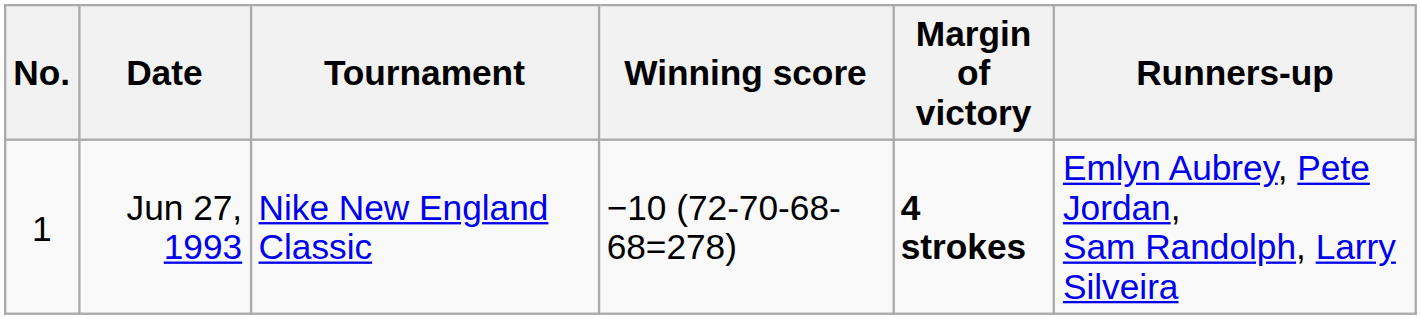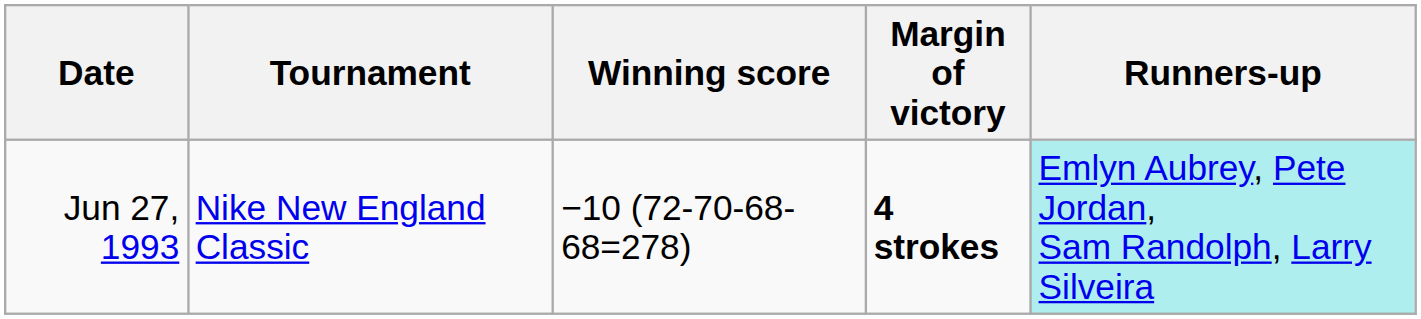- column: (42, 73)
(1229, 227) no background -> (1205, 227) paleturquoise background
